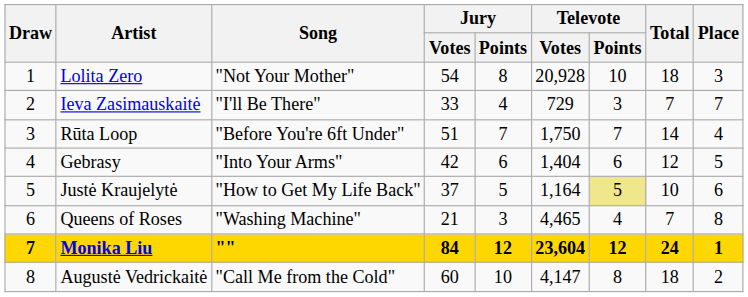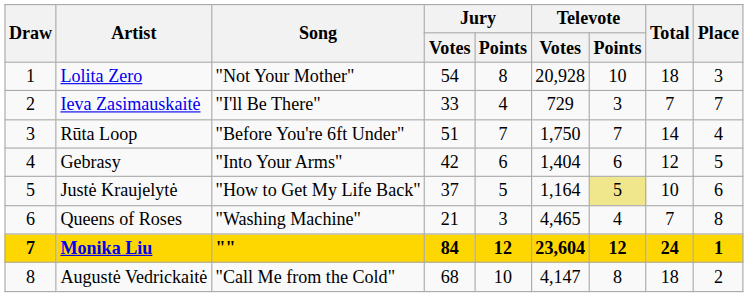(450, 276) 60 -> (450, 276) 68
